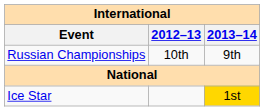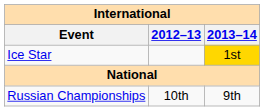rows swapped: (29, 95) <-> (76, 55)
